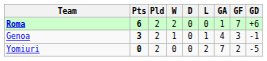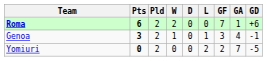columns swapped: (238, 11) <-> (222, 11)
